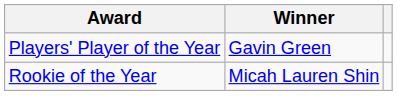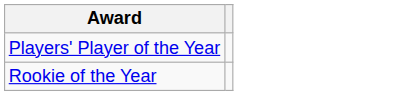- column: (304, 18)
